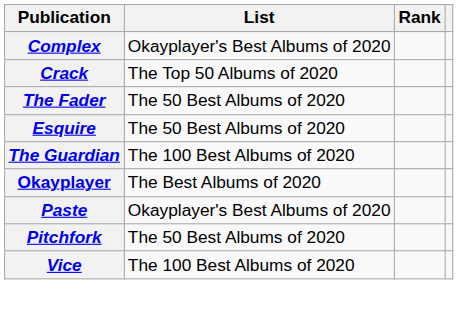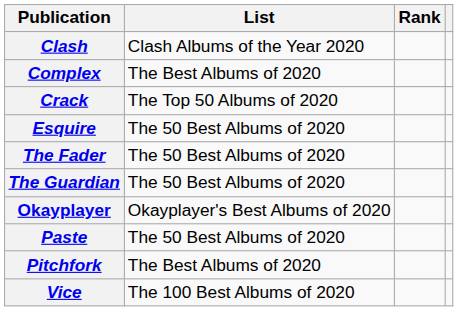+ row: (64, 45)
(259, 45) Okayplayer's Best Albums of 2020 -> (224, 73) The Best Albums of 2020
rows swapped: (64, 127) <-> (64, 100)
(241, 155) The 100 Best Albums of 2020 -> (236, 182) The 50 Best Albums of 2020
(224, 182) The Best Albums of 2020 -> (259, 210) Okayplayer's Best Albums of 2020
(259, 210) Okayplayer's Best Albums of 2020 -> (236, 237) The 50 Best Albums of 2020
(236, 237) The 50 Best Albums of 2020 -> (224, 264) The Best Albums of 2020
